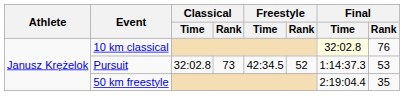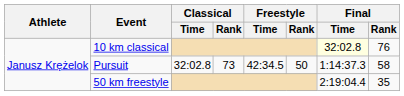(302, 65) 52 -> (302, 65) 50
(384, 65) 53 -> (384, 65) 58
